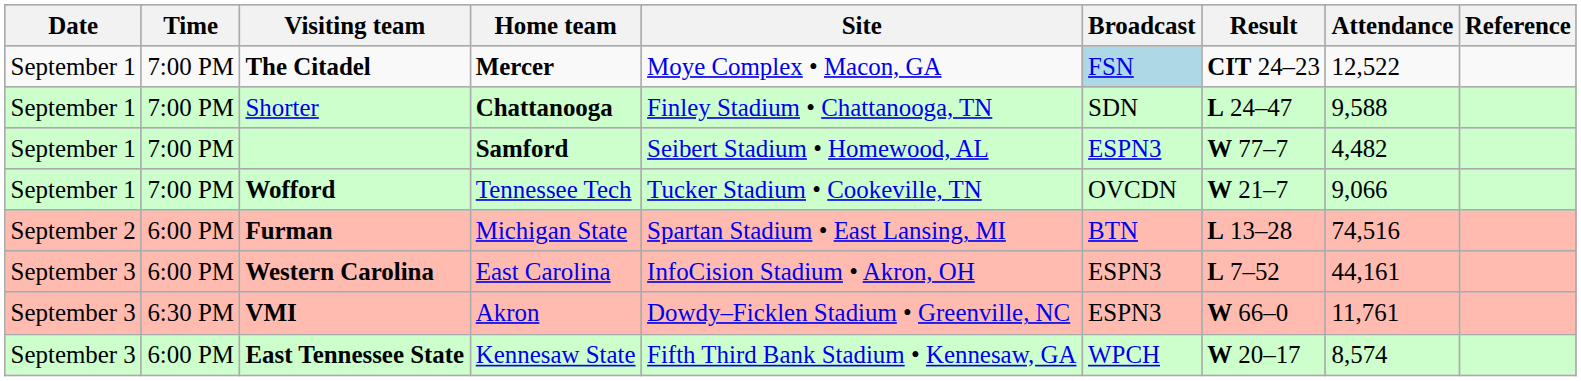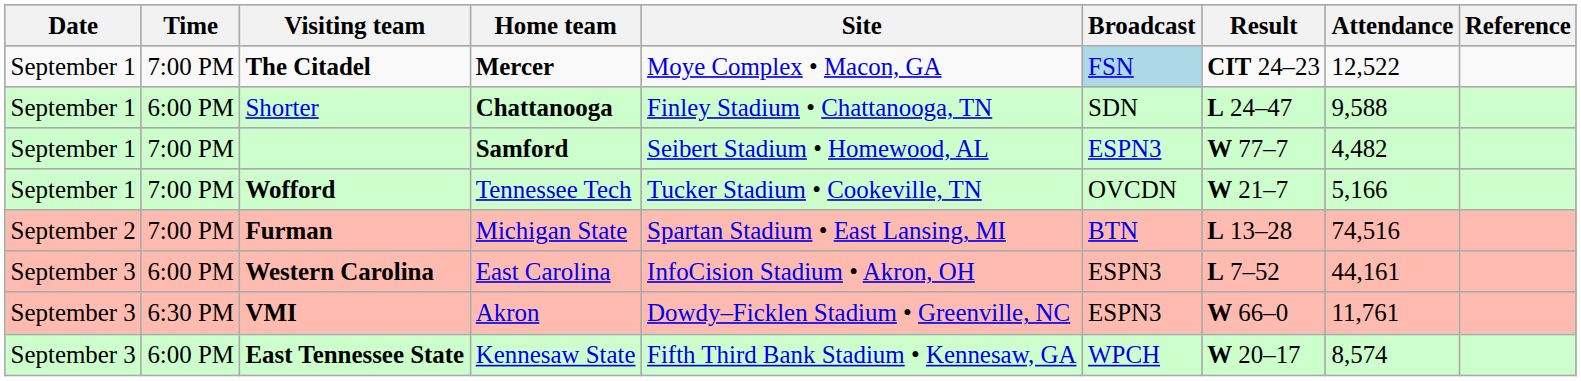(191, 107) 7:00 PM -> (191, 107) 6:00 PM
(1360, 189) 9,066 -> (1360, 189) 5,166
(191, 230) 6:00 PM -> (191, 230) 7:00 PM
